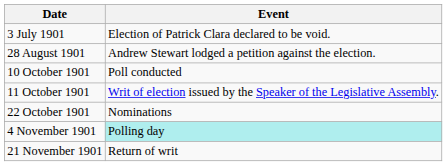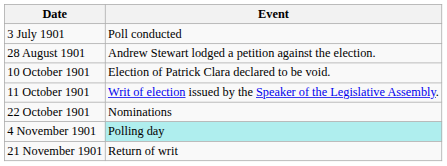(219, 33) Election of Patrick Clara declared to be void. -> (145, 33) Poll conducted
(145, 72) Poll conducted -> (219, 72) Election of Patrick Clara declared to be void.
